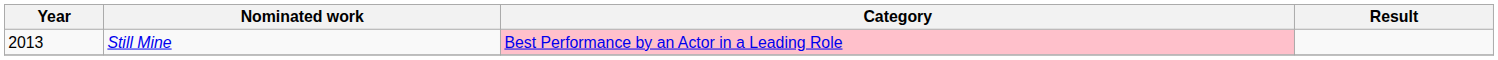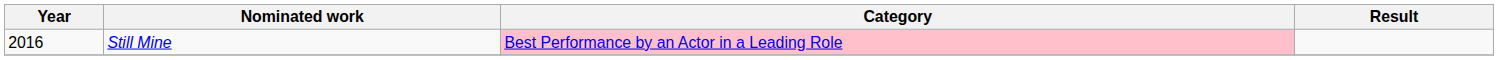(26, 42) 2013 -> (26, 42) 2016
